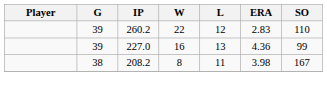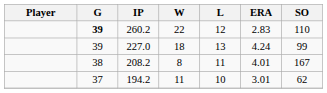(97, 29) normal -> (97, 29) bold
(179, 46) 16 -> (179, 46) 18
(261, 46) 4.36 -> (261, 46) 4.24
(261, 63) 3.98 -> (261, 63) 4.01
+ row: (138, 79)
